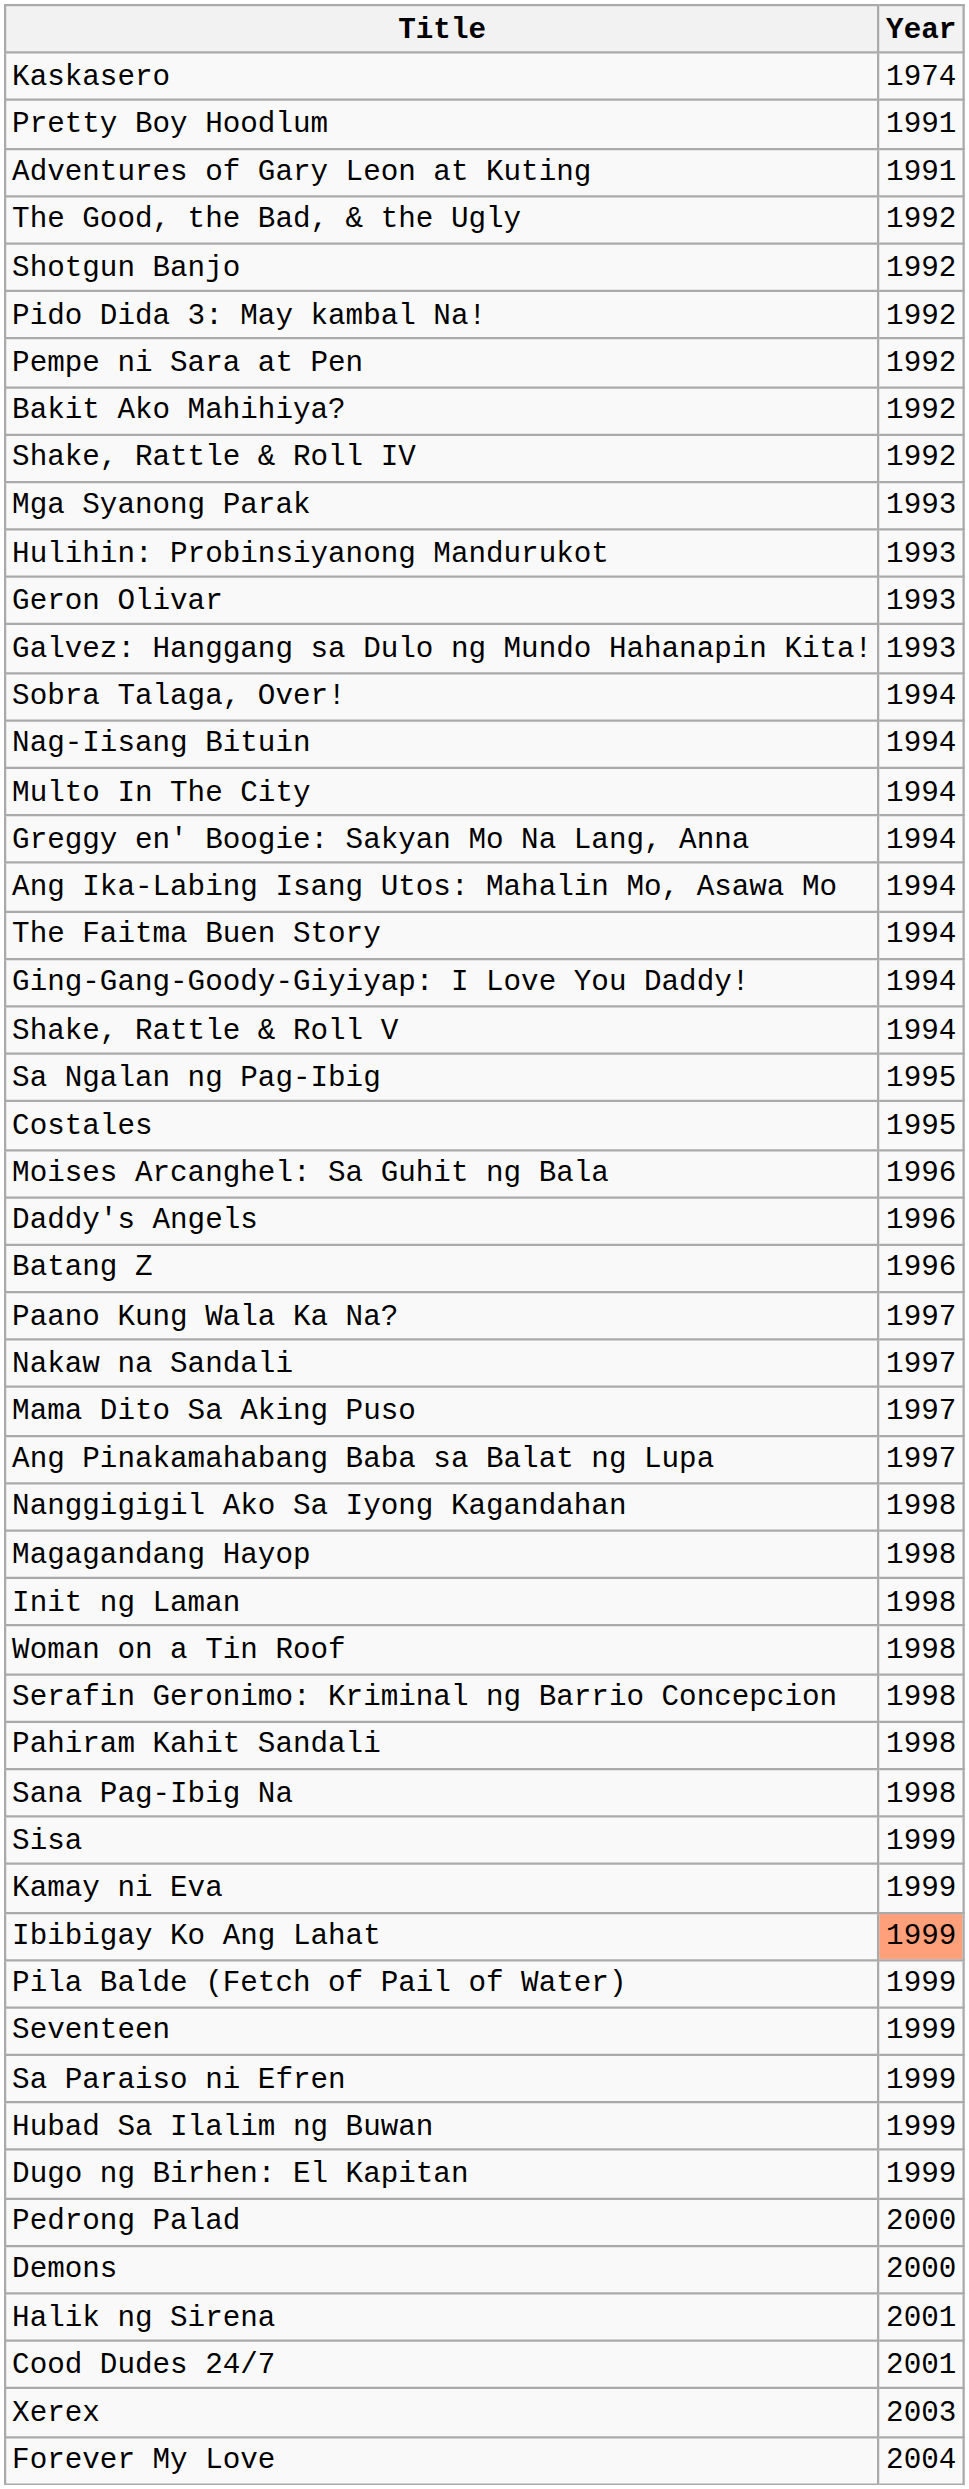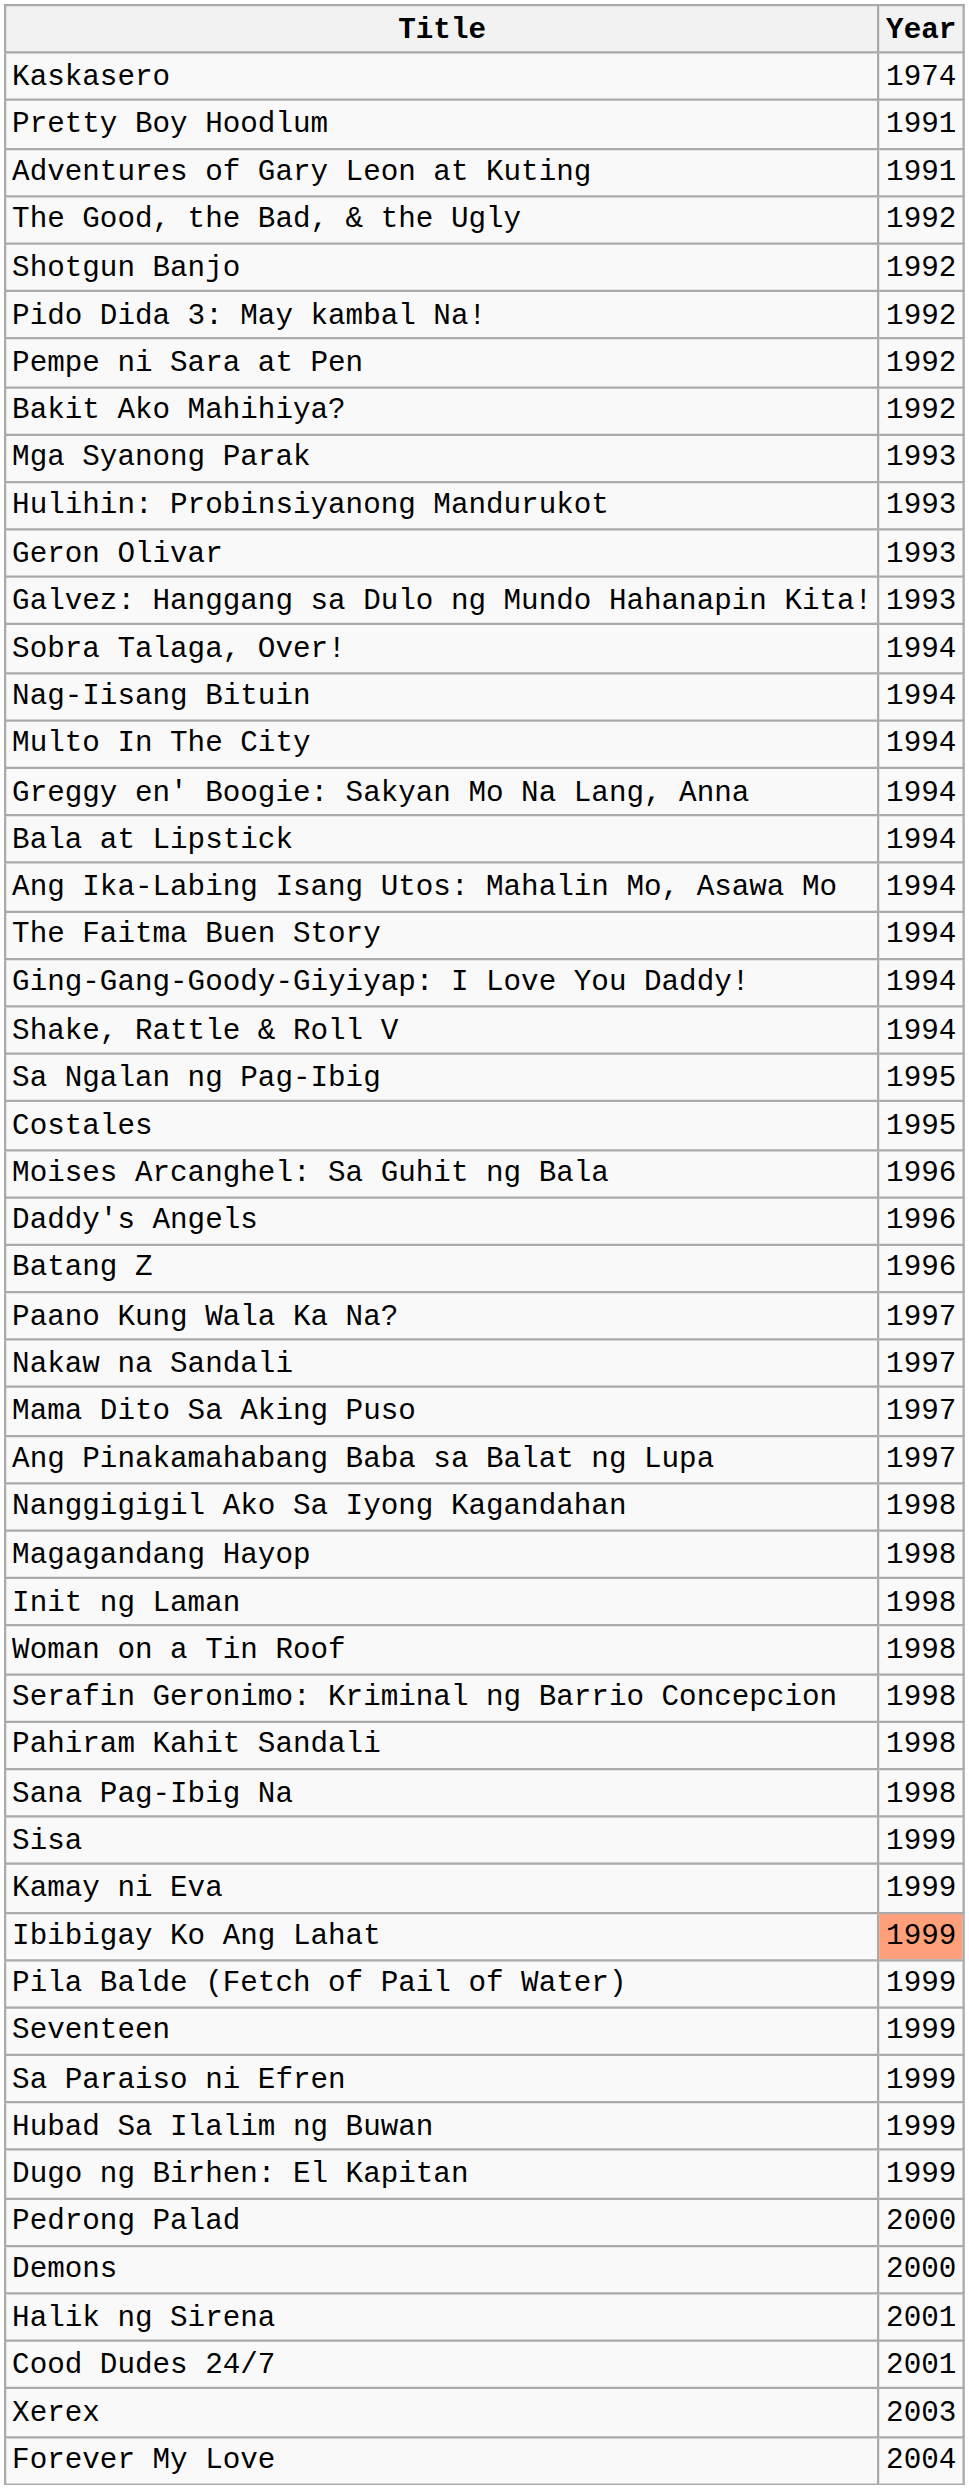- row: (214, 458)
+ row: (153, 839)
